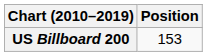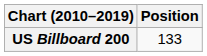(170, 39) 153 -> (170, 39) 133
